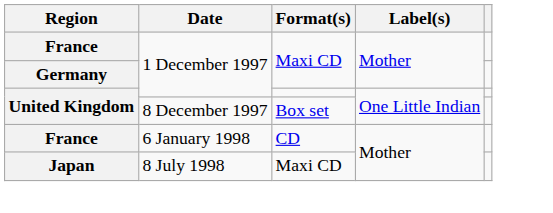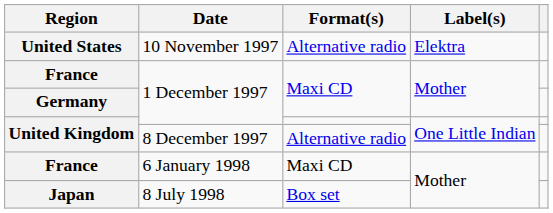+ row: (71, 46)
(302, 110) Box set -> (346, 138) Alternative radio
(288, 138) CD -> (319, 166) Maxi CD
(309, 166) Maxi CD -> (313, 194) Box set
